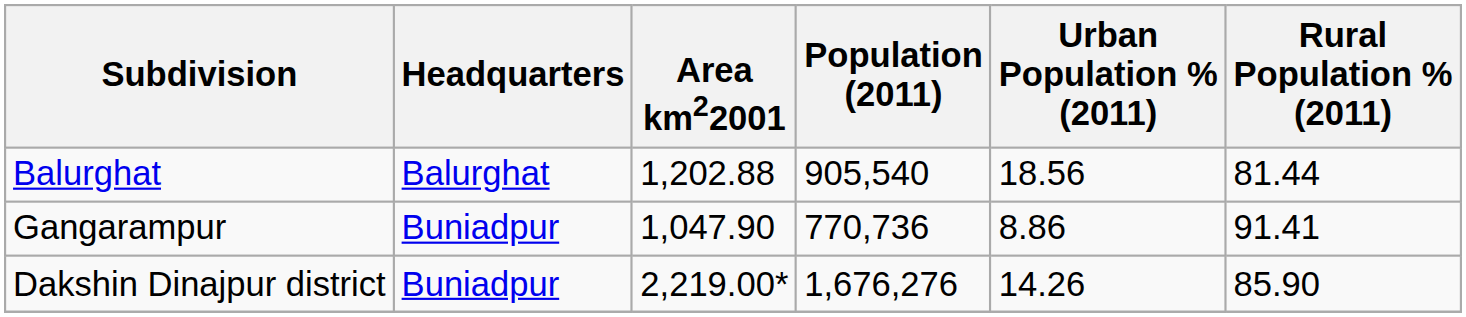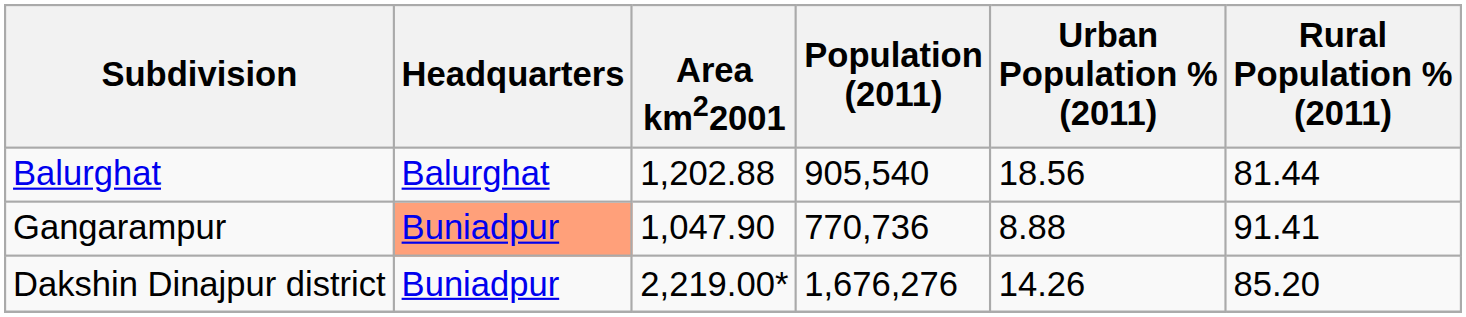(480, 228) no background -> (480, 228) lightsalmon background
(1032, 228) 8.86 -> (1032, 228) 8.88
(1277, 283) 85.90 -> (1277, 283) 85.20
